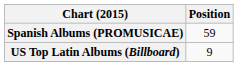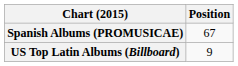(209, 33) 59 -> (209, 33) 67
